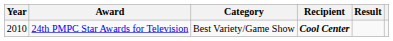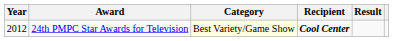(17, 28) 2010 -> (17, 28) 2012
(244, 28) no background -> (244, 28) lightyellow background
